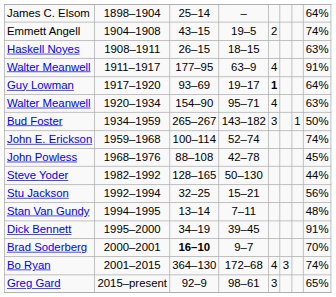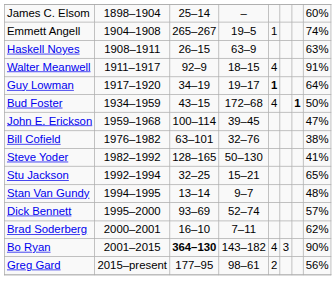(317, 13) 64% -> (317, 13) 60%
(194, 31) 43–15 -> (194, 31) 265–267
(274, 31) 2 -> (274, 31) 1
(244, 49) 18–15 -> (244, 49) 63–9
(194, 67) 177–95 -> (194, 67) 92–9
(244, 67) 63–9 -> (244, 67) 18–15
(194, 85) 93–69 -> (194, 85) 34–19
- row: (49, 103)
(194, 121) 265–267 -> (194, 103) 43–15
(244, 121) 143–182 -> (244, 103) 172–68
(274, 121) 3 -> (274, 103) 4
(297, 121) normal -> (297, 103) bold
(244, 139) 52–74 -> (244, 121) 39–45
(317, 139) 74% -> (317, 121) 47%
- row: (42, 157)
+ row: (34, 139)
(317, 175) 44% -> (317, 157) 41%
(317, 193) 56% -> (317, 175) 65%
(244, 211) 7–11 -> (244, 193) 9–7
(194, 229) 34–19 -> (194, 211) 93–69
(244, 229) 39–45 -> (244, 211) 52–74
(317, 229) 91% -> (317, 211) 57%
(194, 247) bold -> (194, 229) normal
(244, 247) 9–7 -> (244, 229) 7–11
(317, 247) 70% -> (317, 229) 62%
(194, 265) normal -> (194, 247) bold
(244, 265) 172–68 -> (244, 247) 143–182
(317, 265) 74% -> (317, 247) 90%
(194, 283) 92–9 -> (194, 265) 177–95
(274, 283) 3 -> (274, 265) 2
(317, 283) 65% -> (317, 265) 56%
